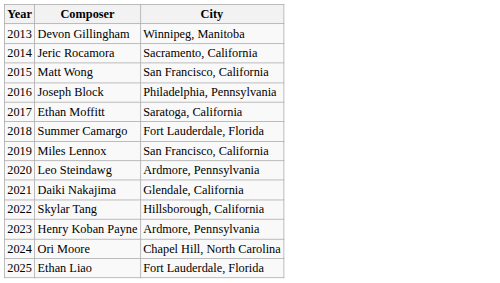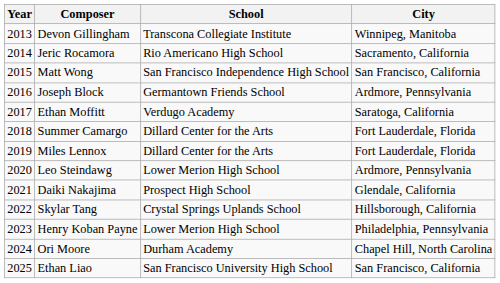+ column: (246, 14)
(210, 92) Philadelphia, Pennsylvania -> (413, 92) Ardmore, Pennsylvania
(206, 151) San Francisco, California -> (415, 151) Fort Lauderdale, Florida
(201, 229) Ardmore, Pennsylvania -> (421, 229) Philadelphia, Pennsylvania
(204, 268) Fort Lauderdale, Florida -> (418, 268) San Francisco, California
